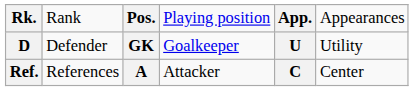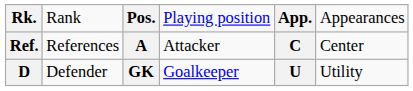rows swapped: (24, 72) <-> (24, 45)
